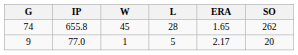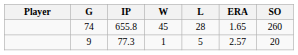+ column: (37, 12)
(269, 27) 262 -> (275, 27) 260
(77, 42) 77.0 -> (126, 42) 77.3
(221, 42) 2.17 -> (238, 42) 2.57
